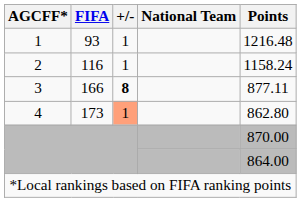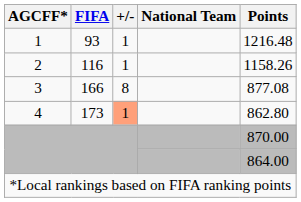(268, 64) 1158.24 -> (268, 64) 1158.26
(125, 88) bold -> (125, 88) normal
(268, 88) 877.11 -> (268, 88) 877.08
